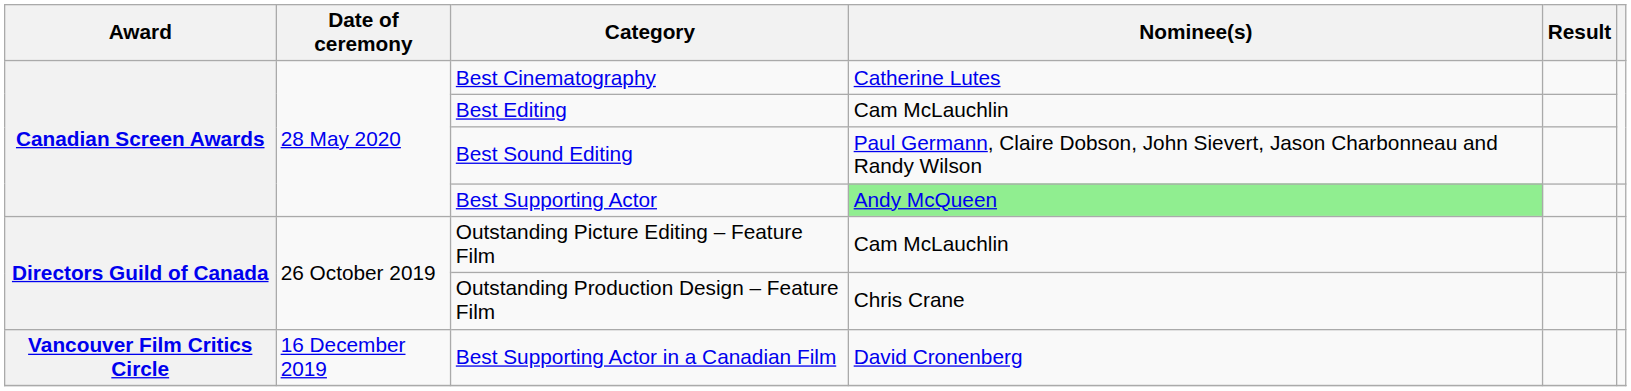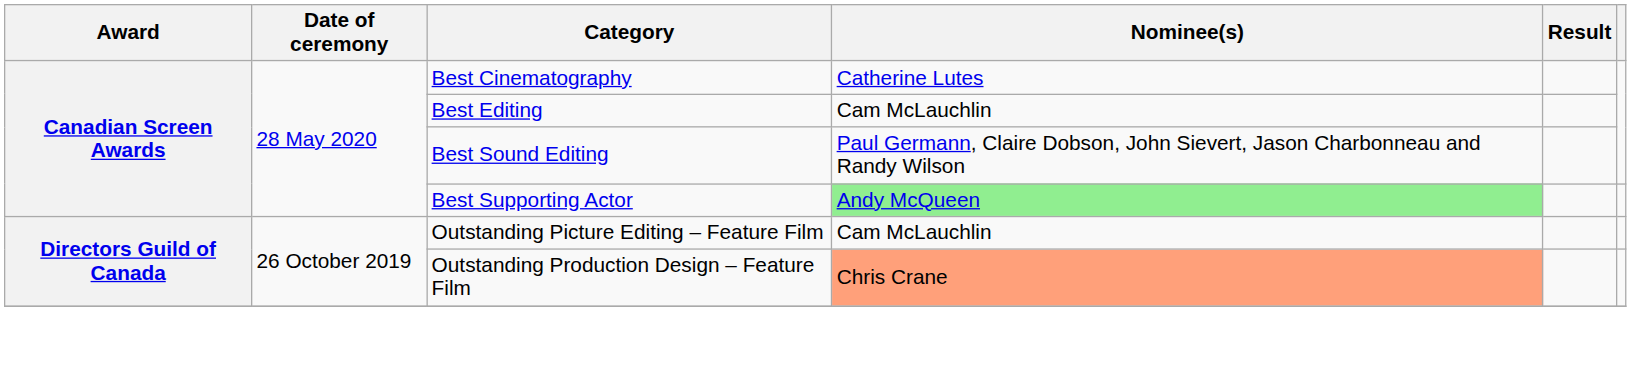(909, 300) no background -> (892, 277) lightsalmon background
- row: (646, 357)
